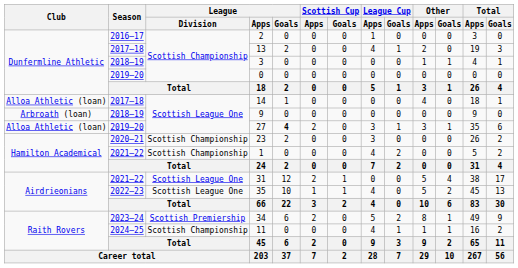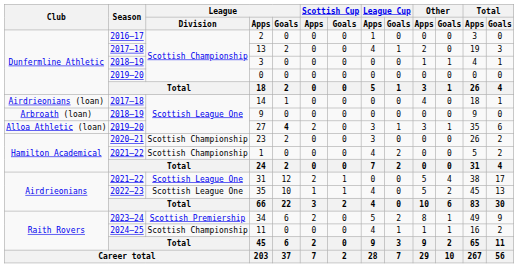(56, 101) Alloa Athletic (loan) -> (56, 101) Airdrieonians (loan)
